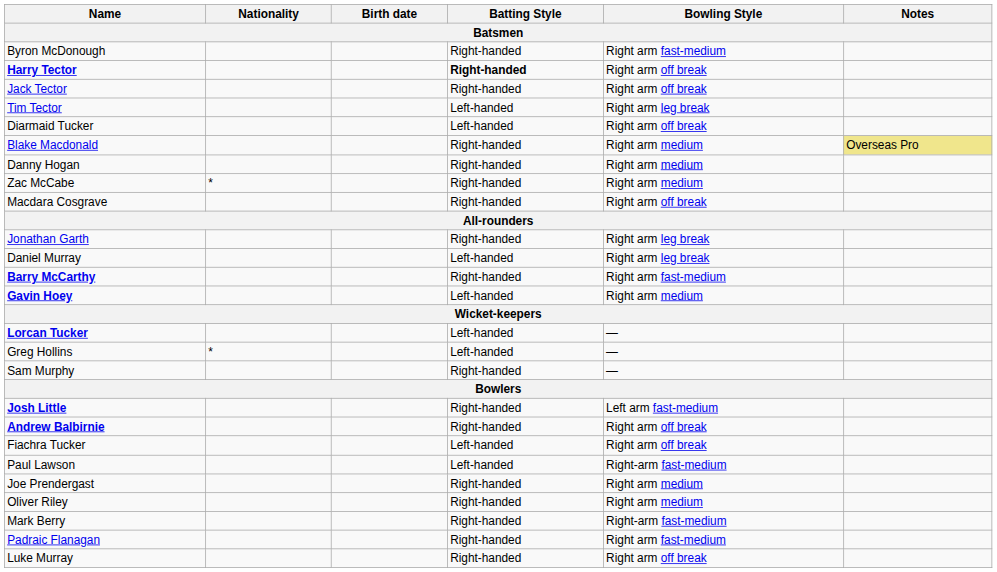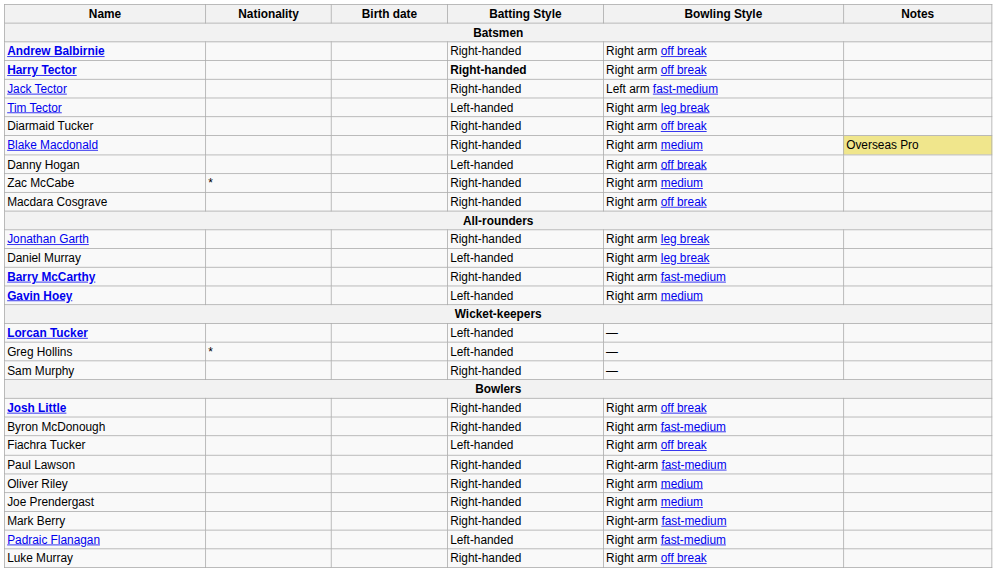rows swapped: (56, 427) <-> (56, 51)
(656, 89) Right arm off break -> (662, 89) Left arm fast-medium
(482, 127) Left-handed -> (486, 127) Right-handed
(486, 164) Right-handed -> (482, 164) Left-handed
(655, 164) Right arm medium -> (656, 164) Right arm off break
(662, 408) Left arm fast-medium -> (656, 408) Right arm off break
(482, 464) Left-handed -> (486, 464) Right-handed
rows swapped: (51, 483) <-> (37, 502)
(486, 539) Right-handed -> (482, 539) Left-handed
